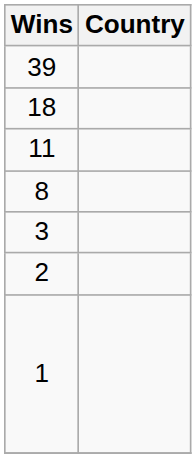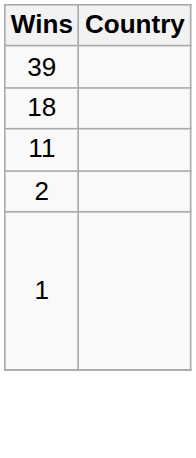- row: (42, 190)
- row: (42, 231)
